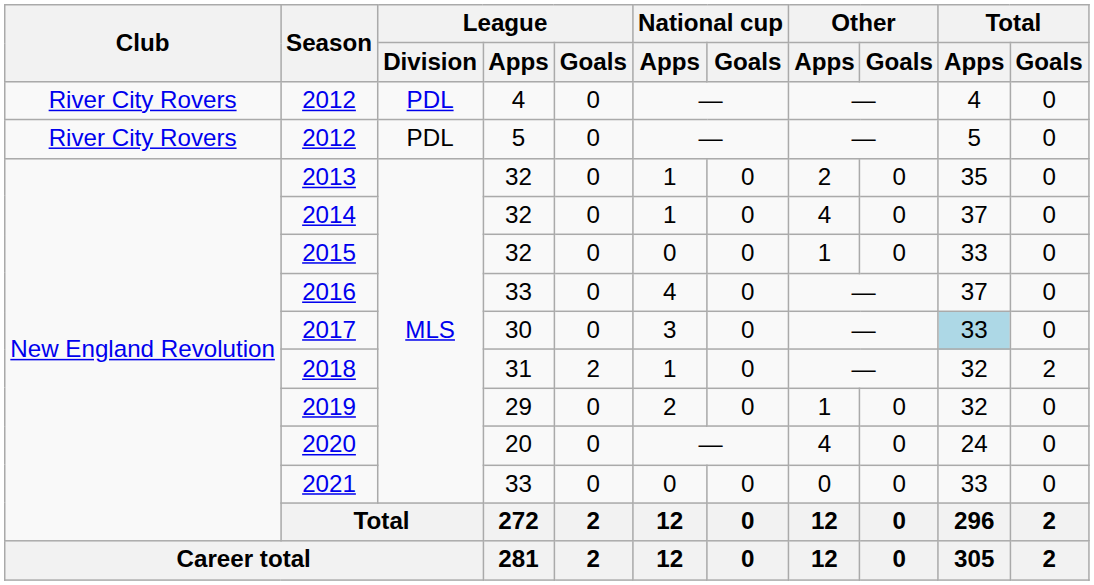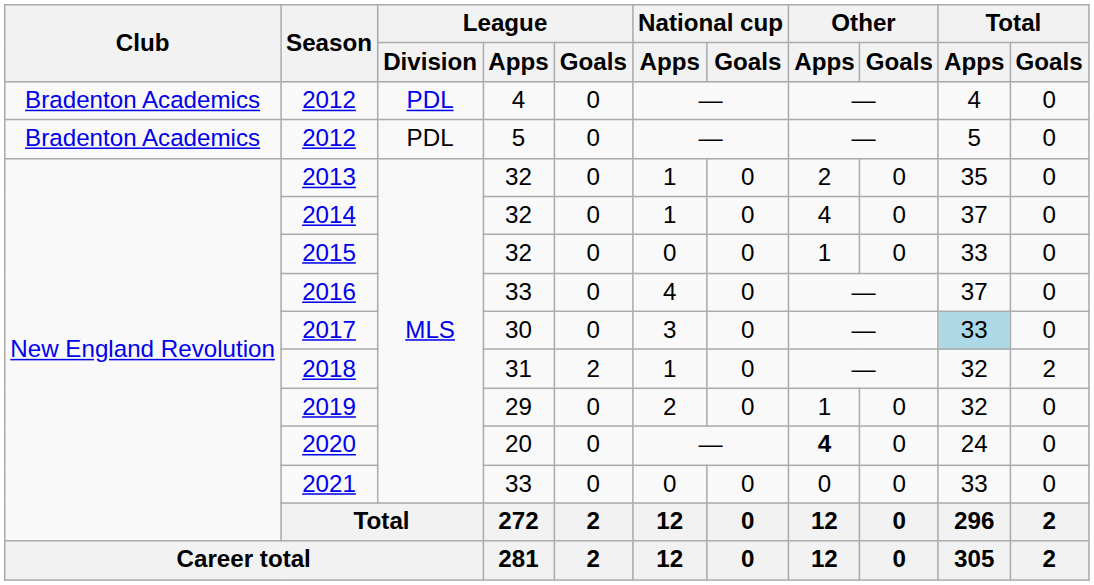(143, 100) River City Rovers -> (143, 100) Bradenton Academics
(143, 138) River City Rovers -> (143, 138) Bradenton Academics
(824, 445) normal -> (824, 445) bold
